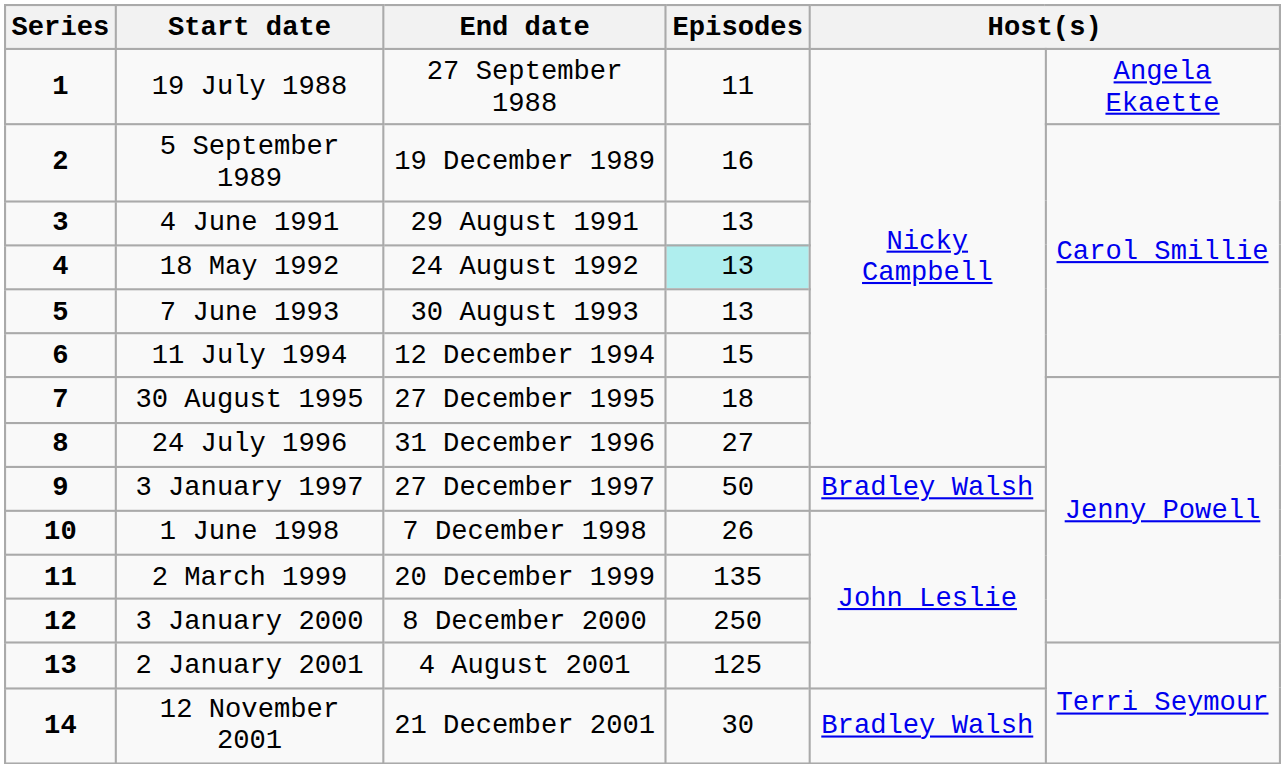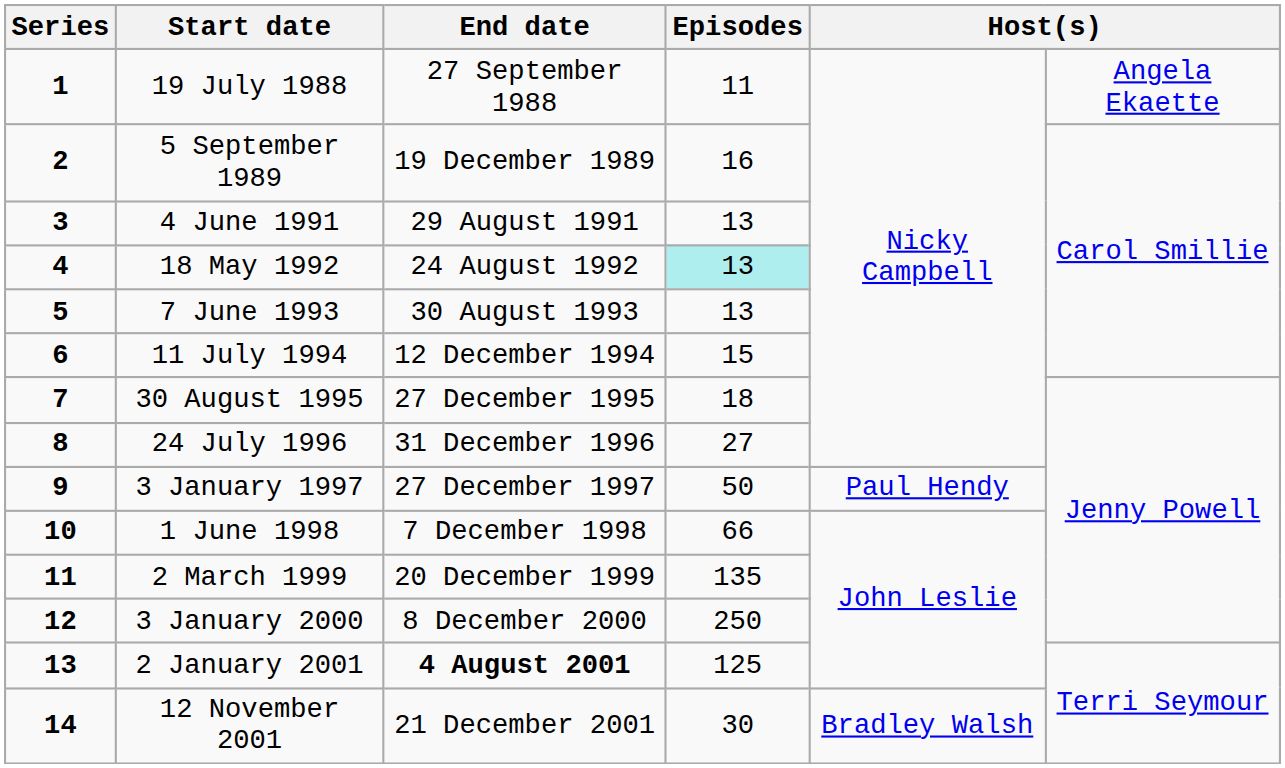(927, 488) Bradley Walsh -> (927, 488) Paul Hendy
(738, 533) 26 -> (738, 533) 66
(525, 666) normal -> (525, 666) bold
